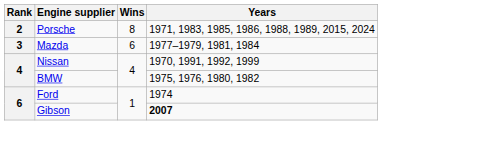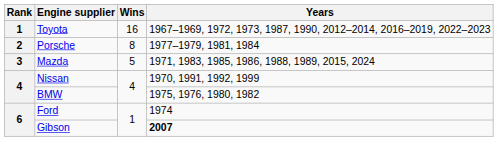+ row: (52, 29)
(262, 29) 1971, 1983, 1985, 1986, 1988, 1989, 2015, 2024 -> (204, 45) 1977–1979, 1981, 1984
(132, 45) 6 -> (132, 62) 5
(204, 45) 1977–1979, 1981, 1984 -> (262, 62) 1971, 1983, 1985, 1986, 1988, 1989, 2015, 2024
